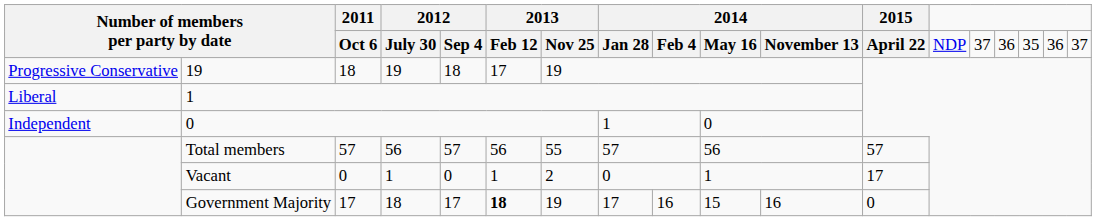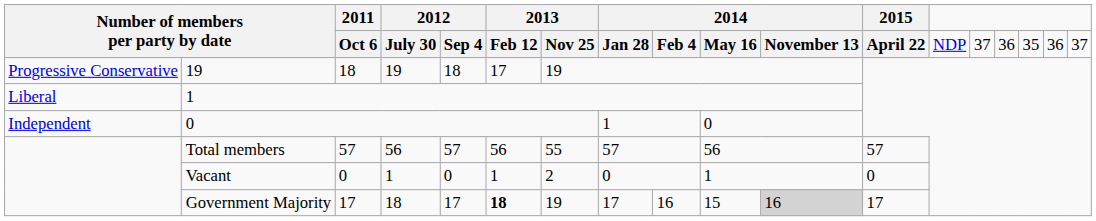(875, 176) 17 -> (871, 176) 0
(773, 202) no background -> (773, 202) lightgrey background
(871, 202) 0 -> (875, 202) 17
